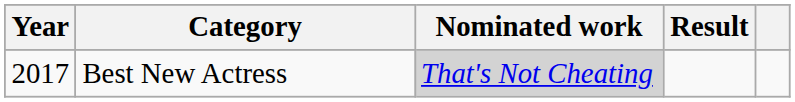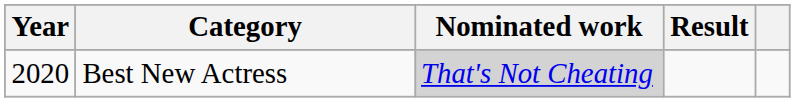(40, 73) 2017 -> (40, 73) 2020
